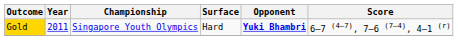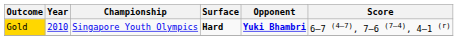(58, 27) 2011 -> (58, 27) 2010
(213, 27) normal -> (213, 27) bold
